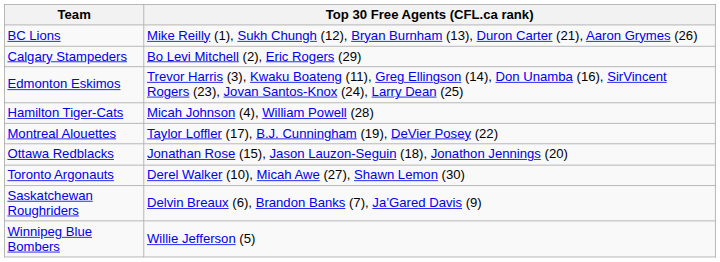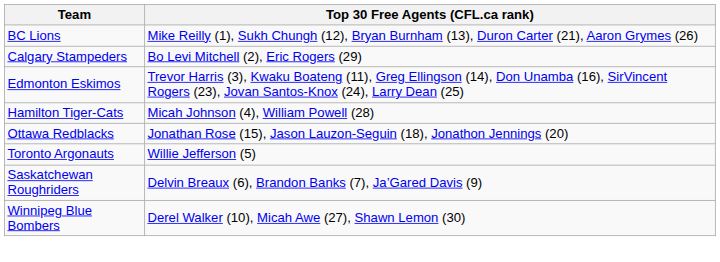- row: (62, 133)
(306, 175) Derel Walker (10), Micah Awe (27), Shawn Lemon (30) -> (202, 154) Willie Jefferson (5)
(201, 239) Willie Jefferson (5) -> (306, 218) Derel Walker (10), Micah Awe (27), Shawn Lemon (30)
